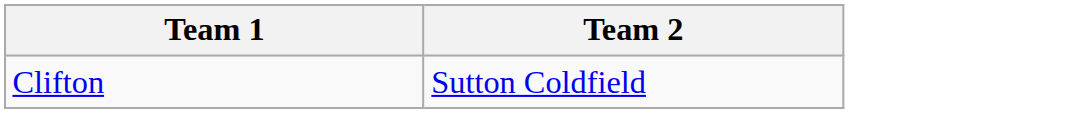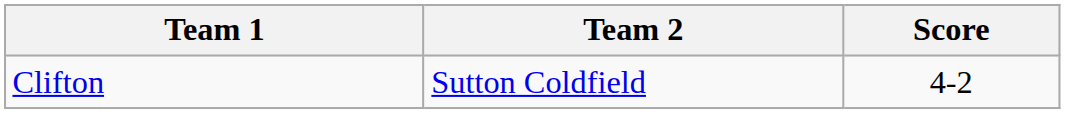+ column: (951, 30)
